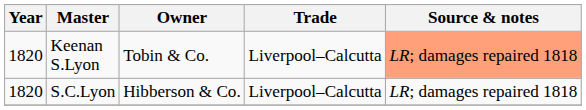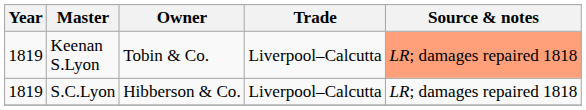(26, 54) 1820 -> (26, 54) 1819
(26, 91) 1820 -> (26, 91) 1819
